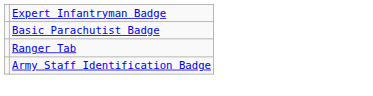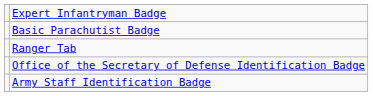+ row: (189, 65)
